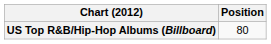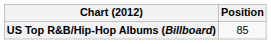(242, 30) 80 -> (242, 30) 85
